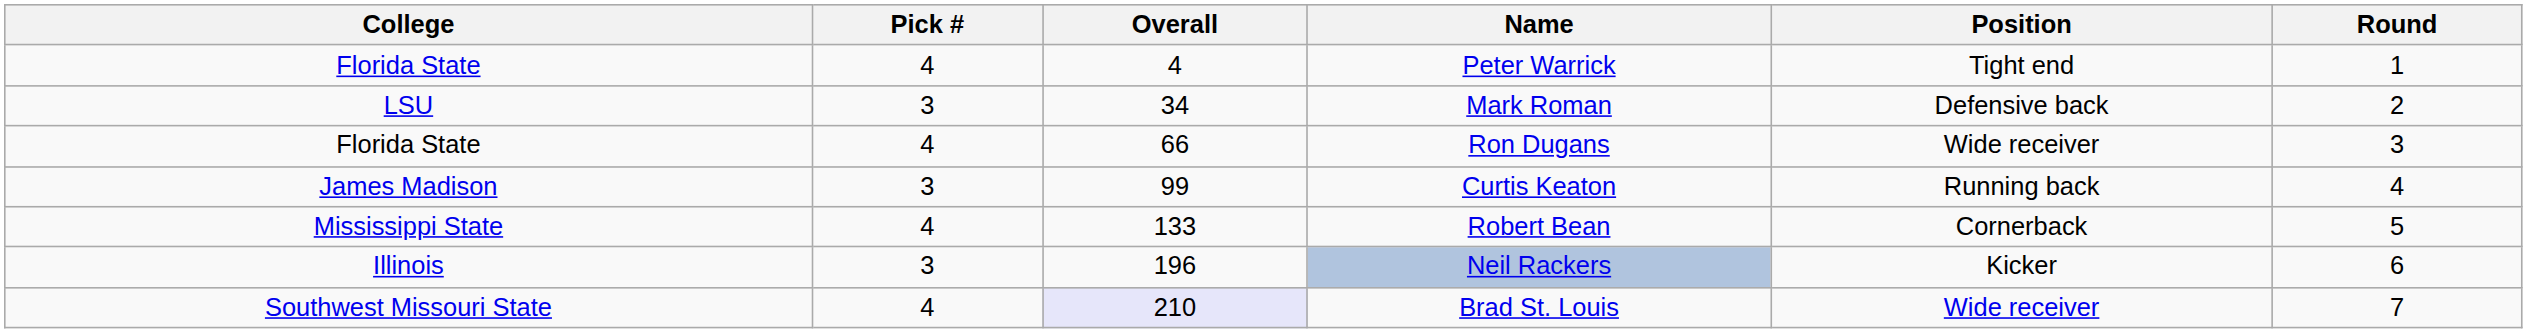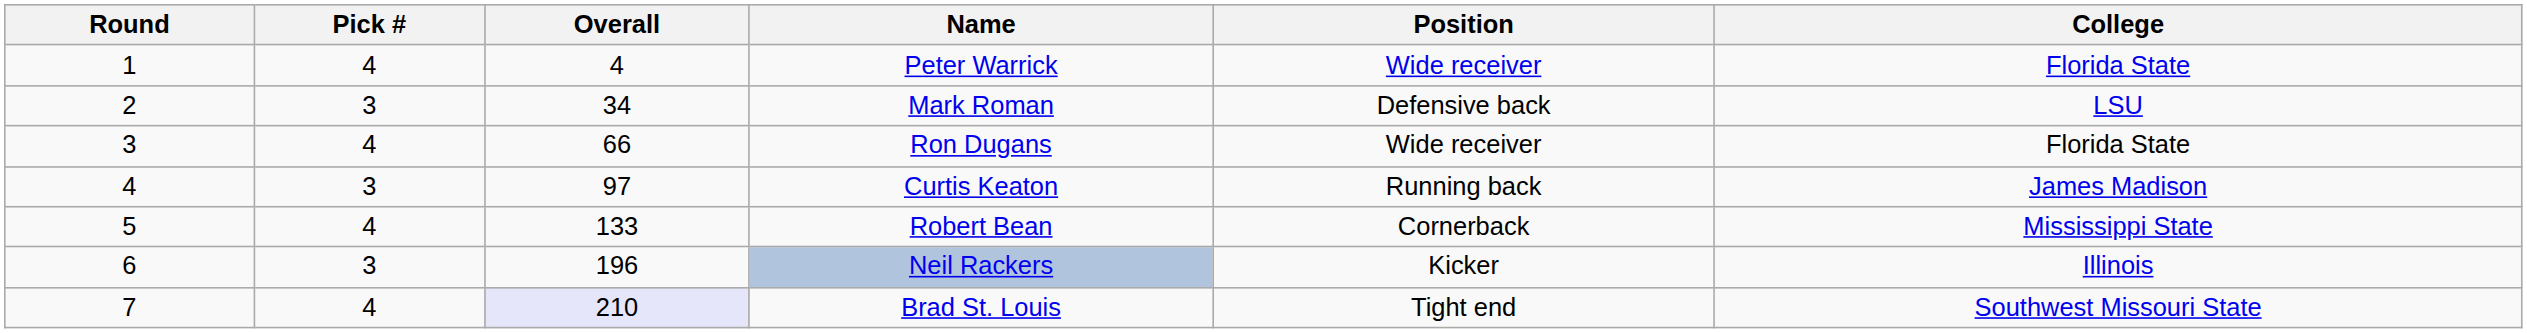columns swapped: (2397, 24) <-> (408, 24)
(2022, 65) Tight end -> (1464, 65) Wide receiver
(1175, 186) 99 -> (617, 186) 97
(2022, 307) Wide receiver -> (1464, 307) Tight end
